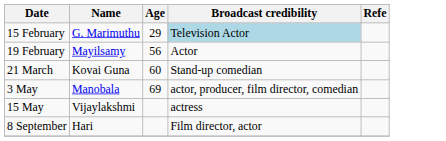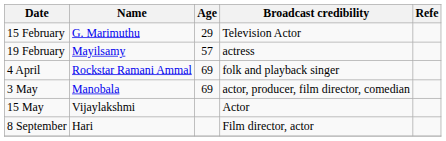(210, 32) lightblue background -> (262, 32) no background
(155, 51) 56 -> (207, 51) 57
(184, 51) Actor -> (239, 51) actress
- row: (30, 70)
+ row: (24, 70)
(187, 107) actress -> (236, 107) Actor
